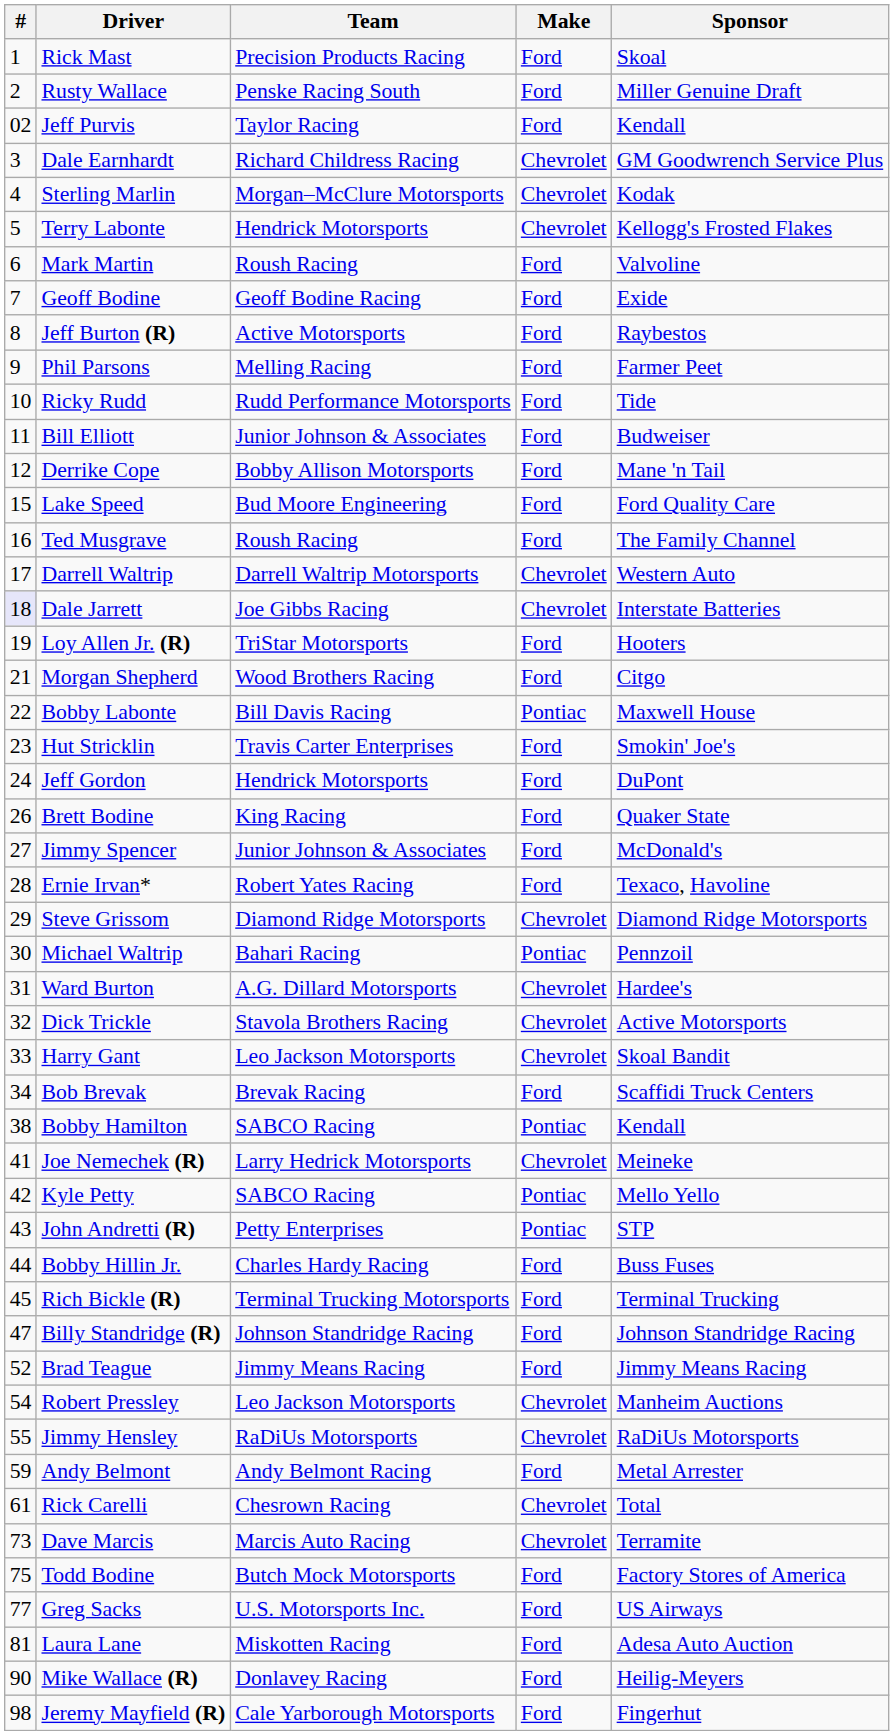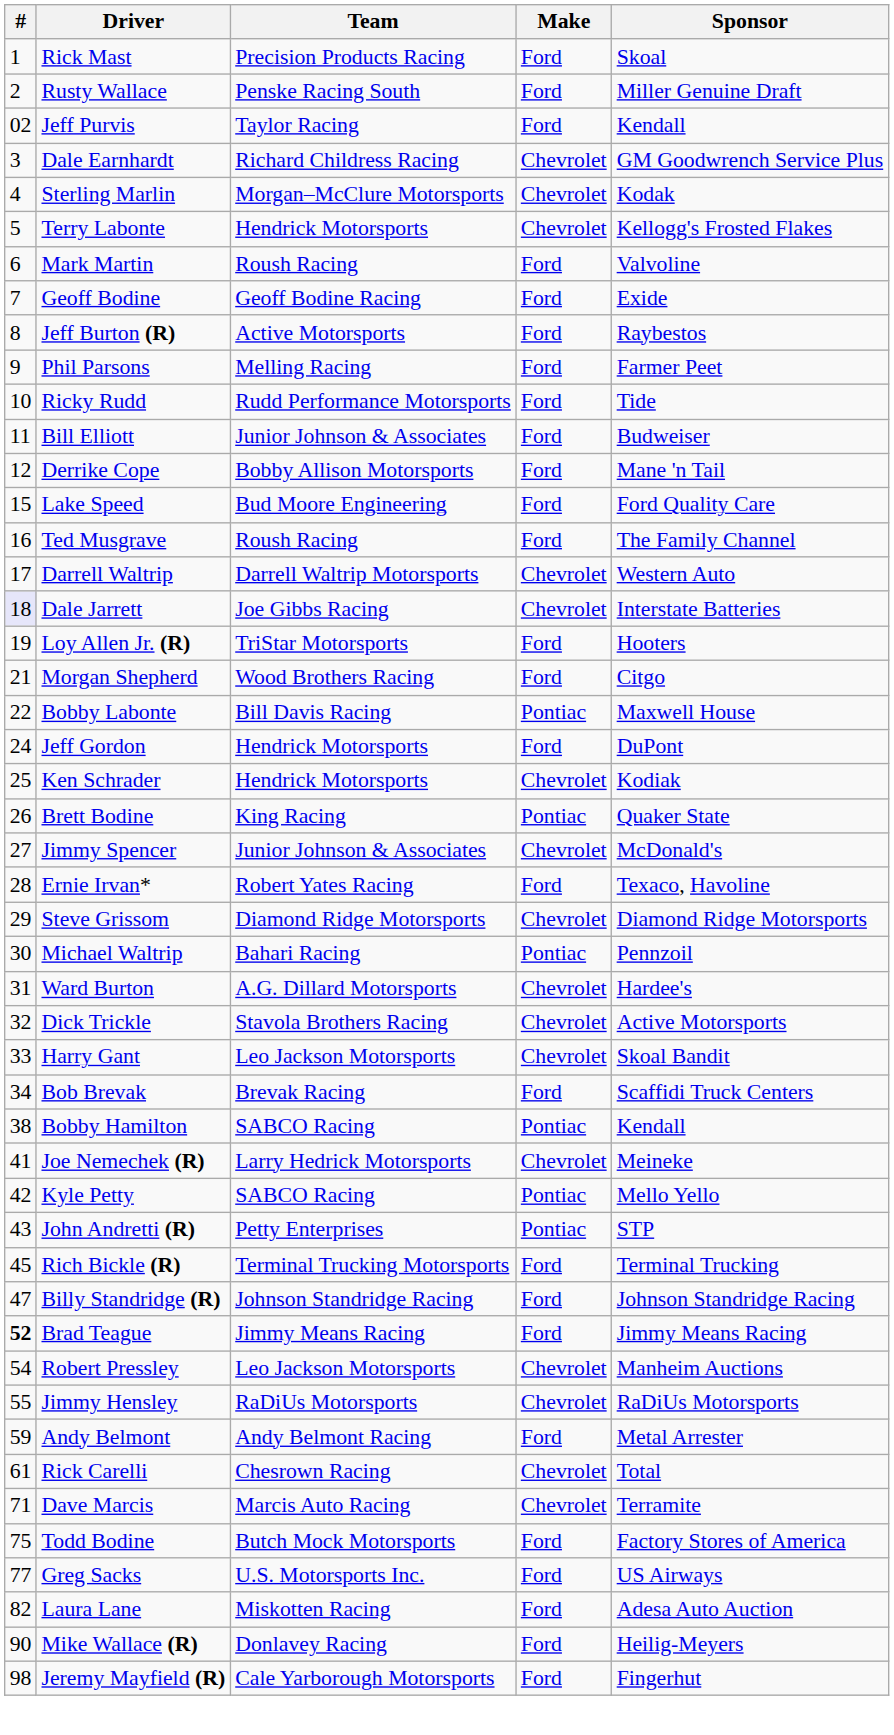- row: (98, 746)
+ row: (101, 780)
(541, 815) Ford -> (553, 815) Pontiac
(541, 849) Ford -> (564, 849) Chevrolet
- row: (111, 1264)
(21, 1367) normal -> (21, 1333) bold
(21, 1540) 73 -> (21, 1505) 71
(21, 1643) 81 -> (21, 1609) 82
